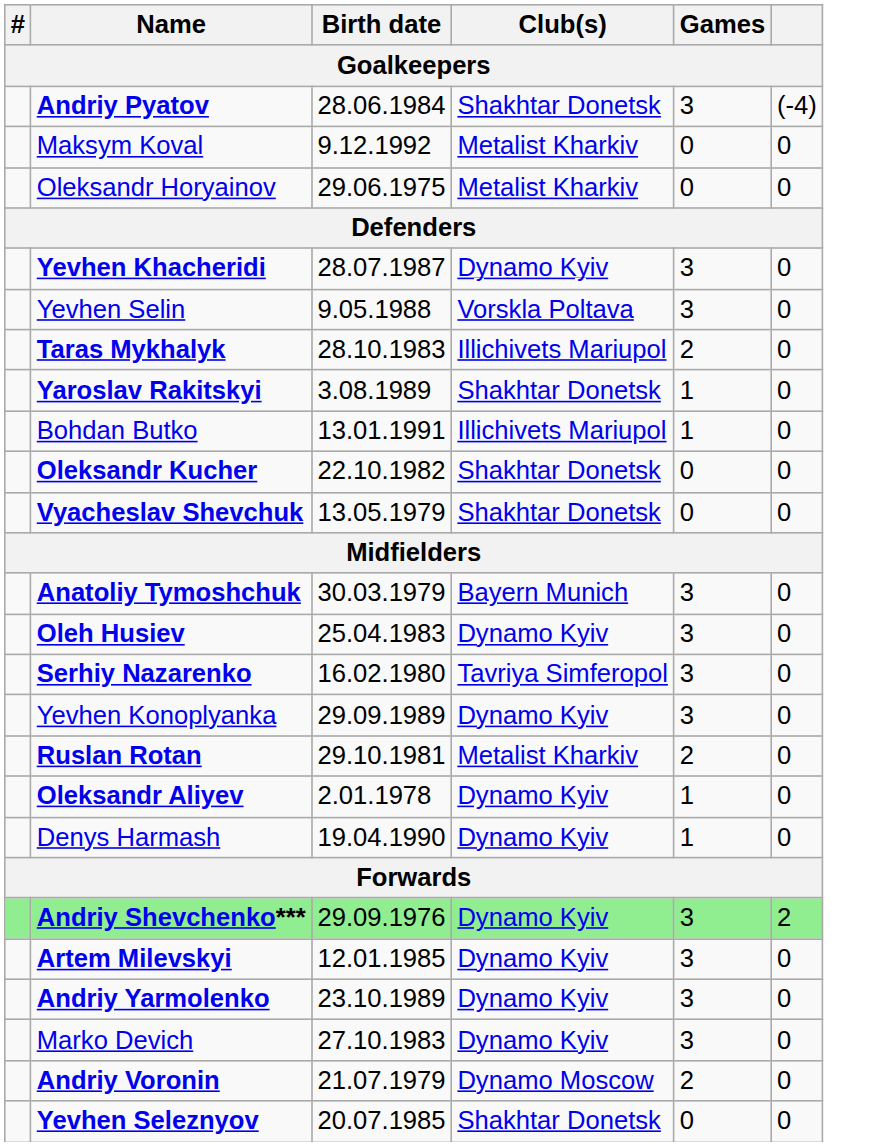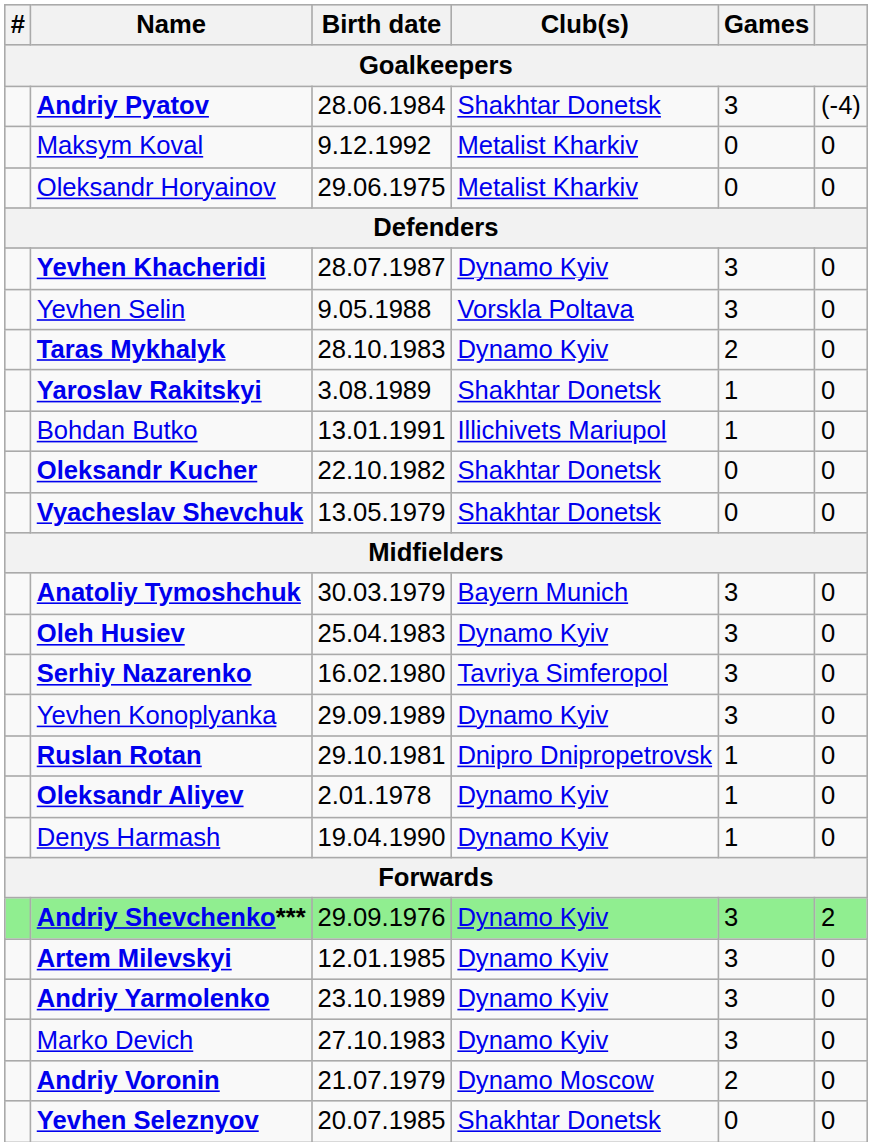(562, 349) Illichivets Mariupol -> (533, 349) Dynamo Kyiv
(548, 755) Metalist Kharkiv -> (585, 755) Dnipro Dnipropetrovsk
(687, 755) 2 -> (731, 755) 1
